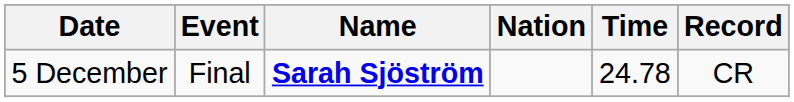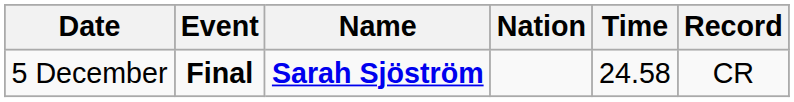(220, 72) normal -> (220, 72) bold
(635, 72) 24.78 -> (635, 72) 24.58
